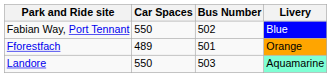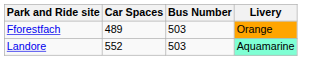- row: (68, 30)
(207, 47) 501 -> (177, 30) 503
(143, 64) 550 -> (114, 47) 552
